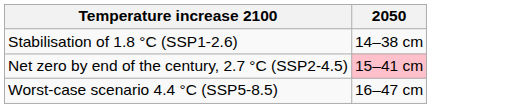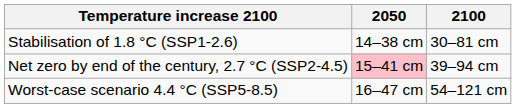+ column: (469, 16)
